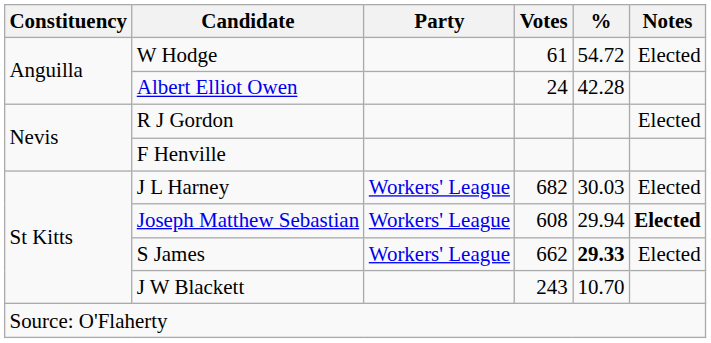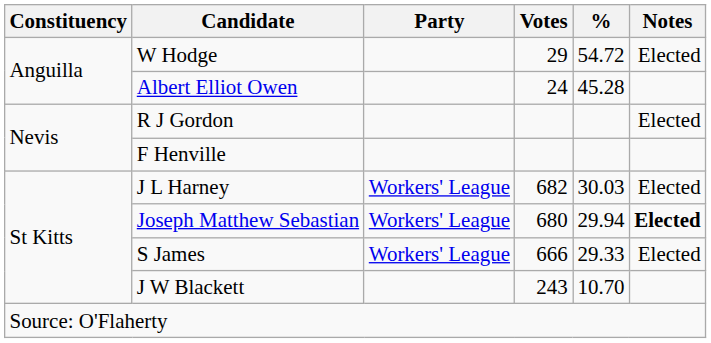(557, 54) 61 -> (557, 54) 29
(601, 87) 42.28 -> (601, 87) 45.28
(552, 220) 608 -> (552, 220) 680
(552, 253) 662 -> (552, 253) 666
(601, 253) bold -> (601, 253) normal
